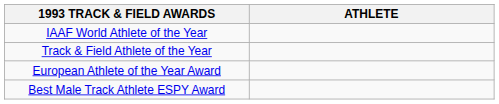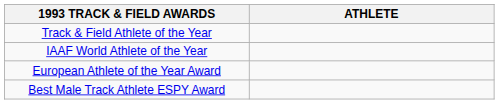rows swapped: (127, 33) <-> (127, 52)
